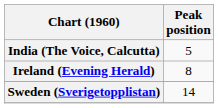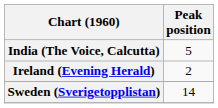(188, 71) 8 -> (188, 71) 2
